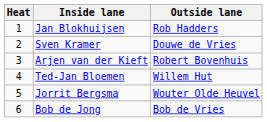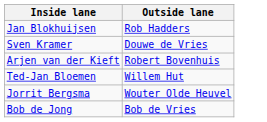- column: (19, 12)
